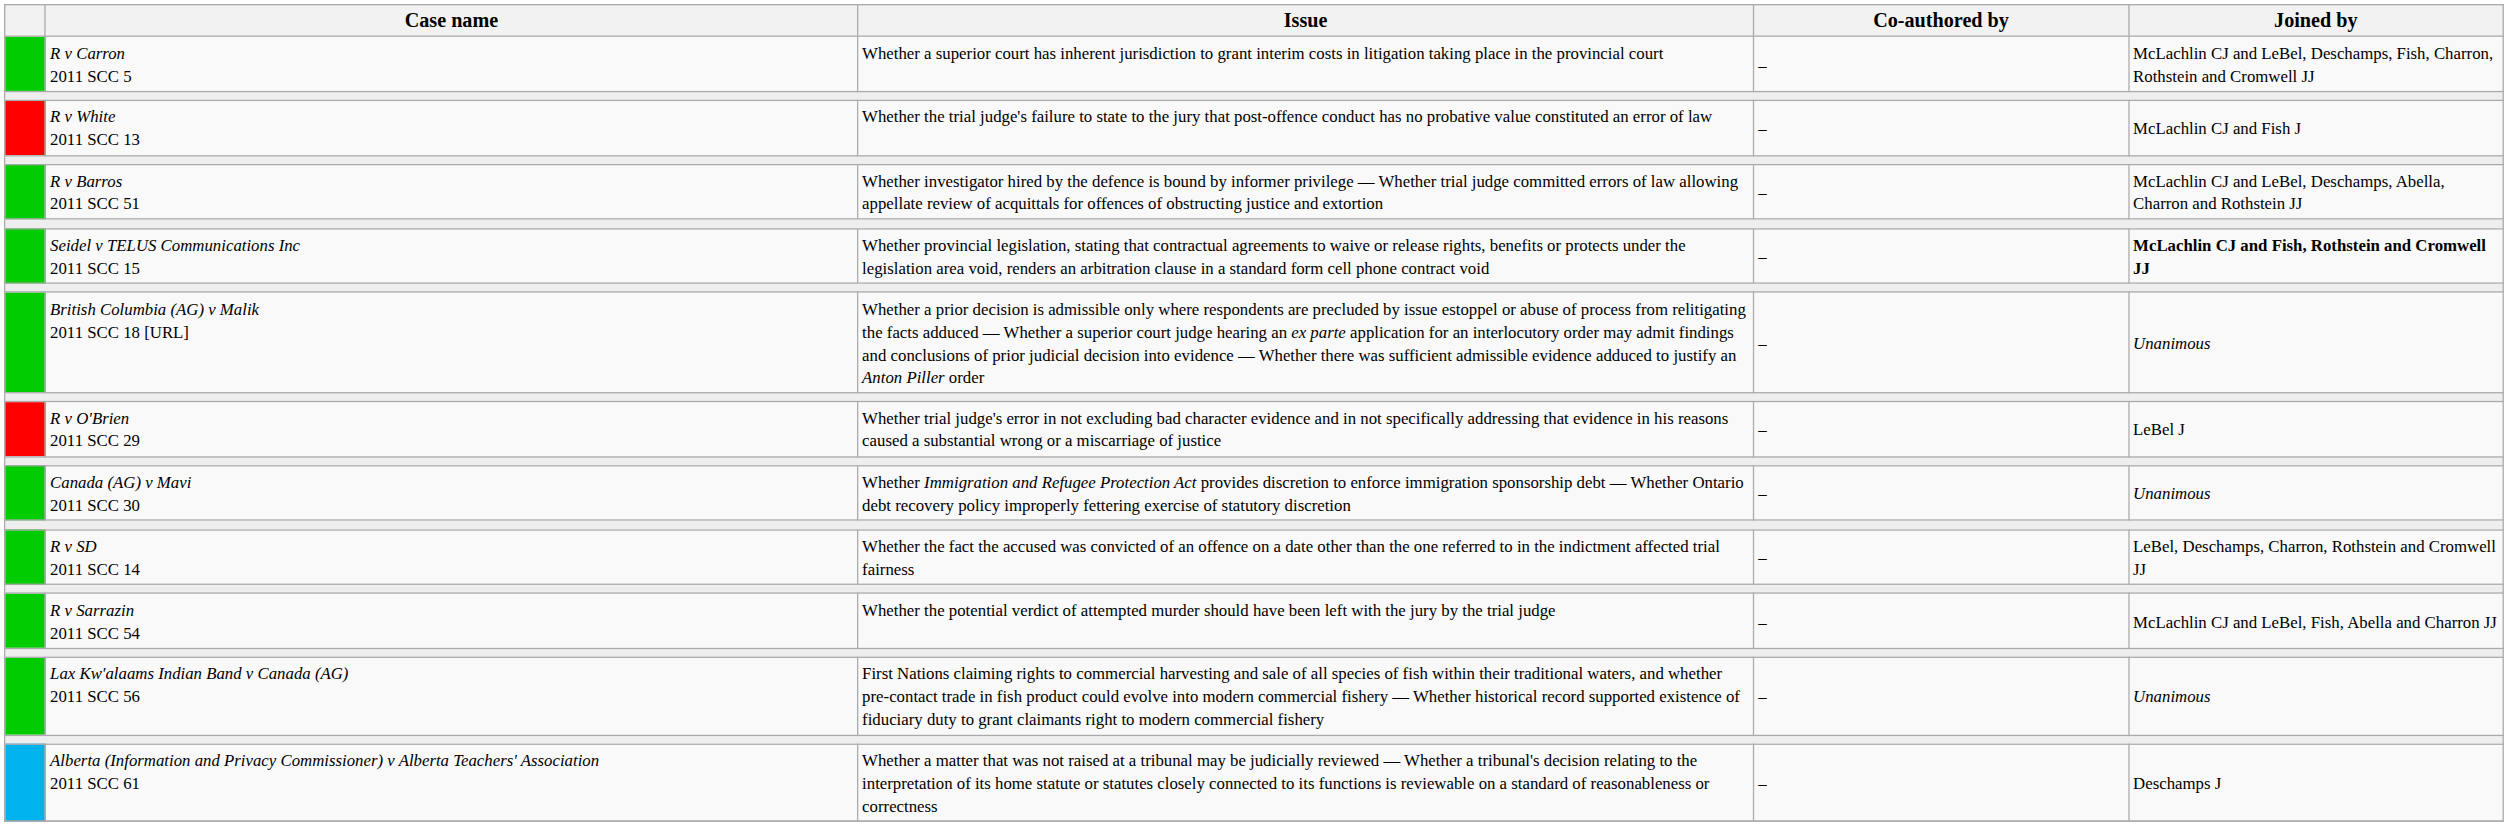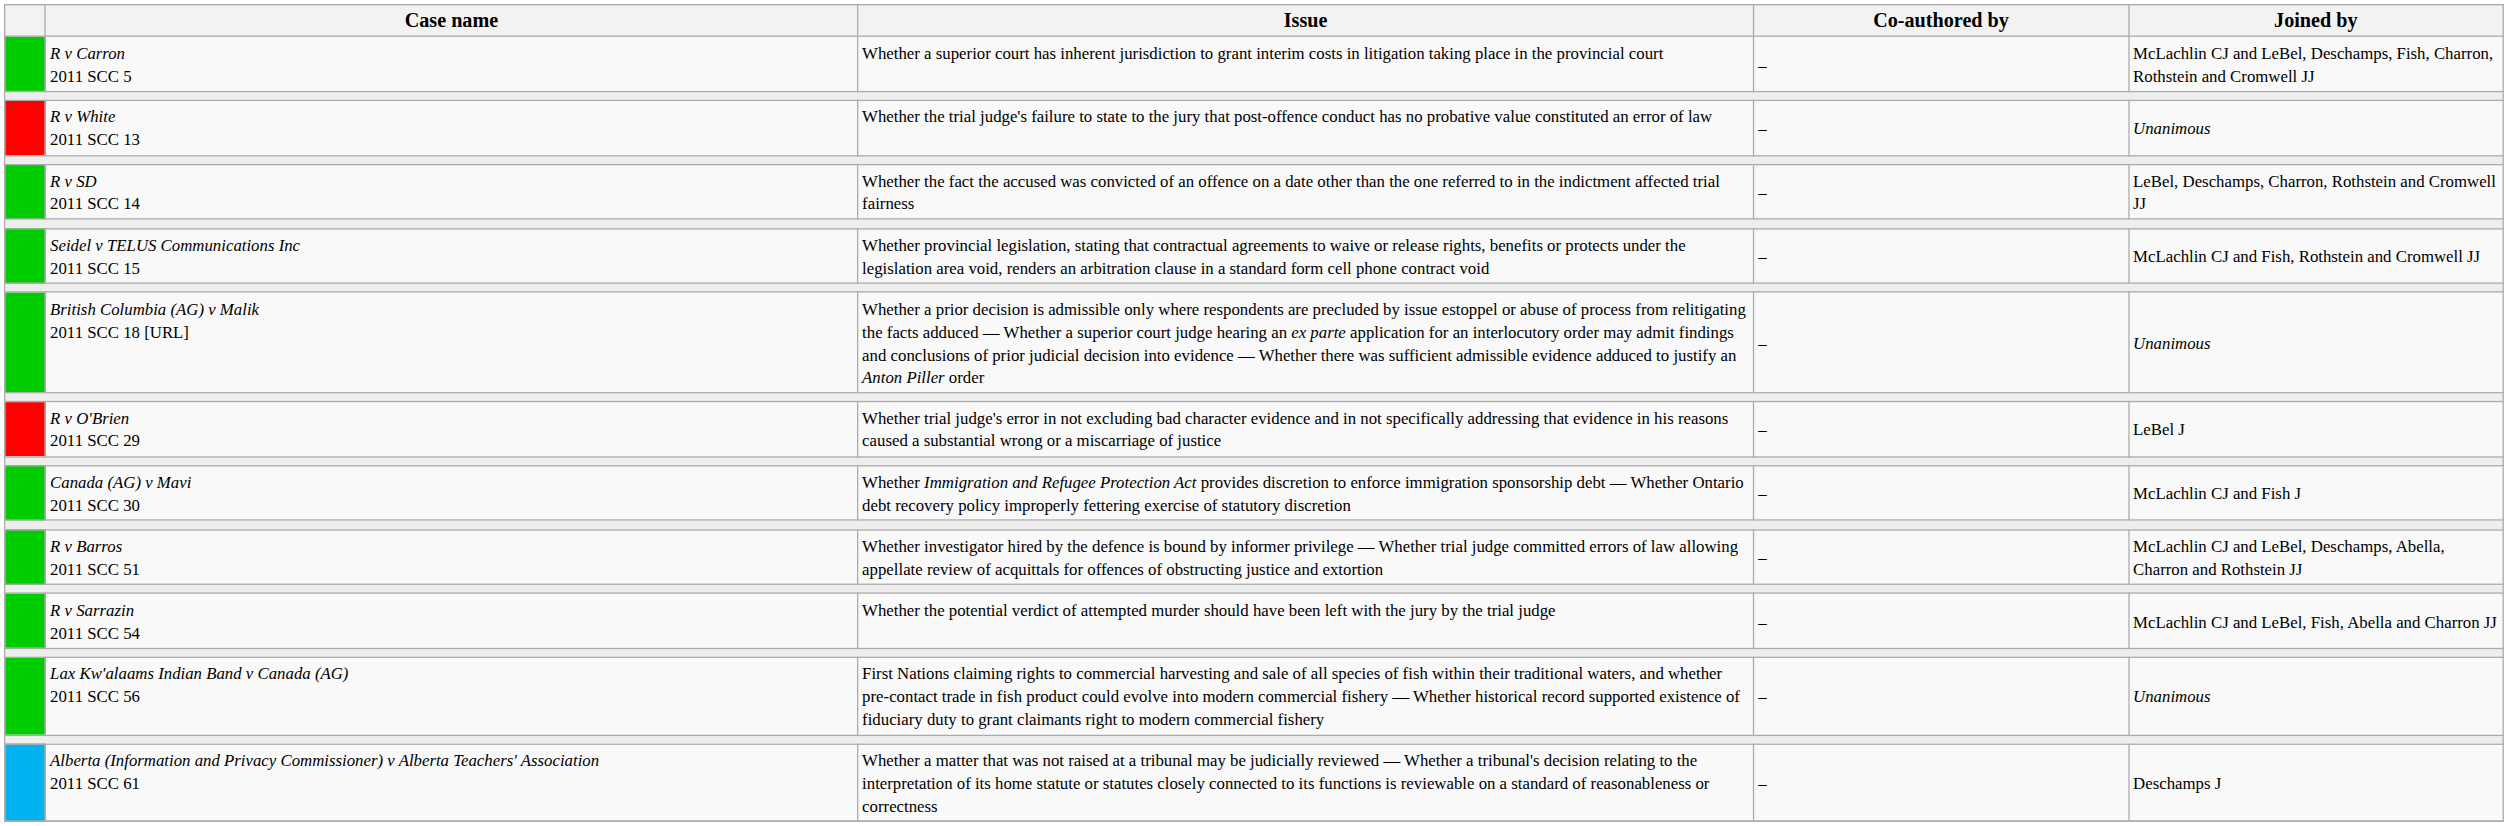(2217, 129) McLachlin CJ and Fish J -> (2172, 129) Unanimous
rows swapped: (95, 558) <-> (95, 192)
(2310, 255) bold -> (2307, 256) normal
(2172, 494) Unanimous -> (2217, 494) McLachlin CJ and Fish J
